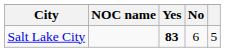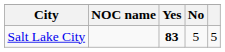(196, 36) 6 -> (196, 36) 5
